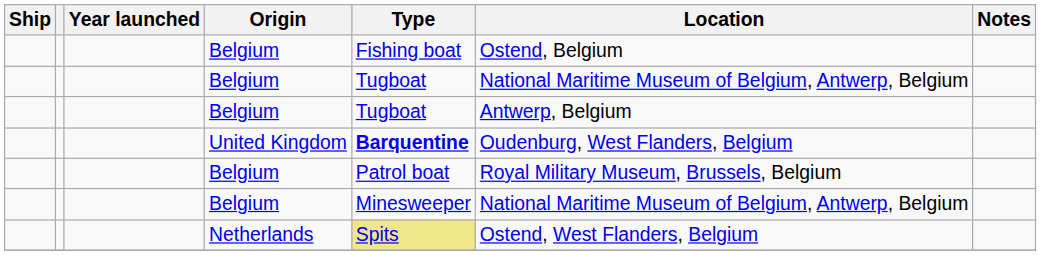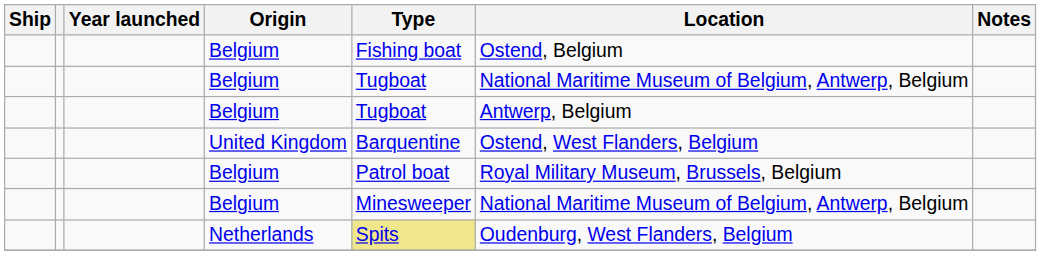(412, 142) bold -> (408, 142) normal
(636, 142) Oudenburg, West Flanders, Belgium -> (619, 142) Ostend, West Flanders, Belgium
(619, 234) Ostend, West Flanders, Belgium -> (636, 234) Oudenburg, West Flanders, Belgium
